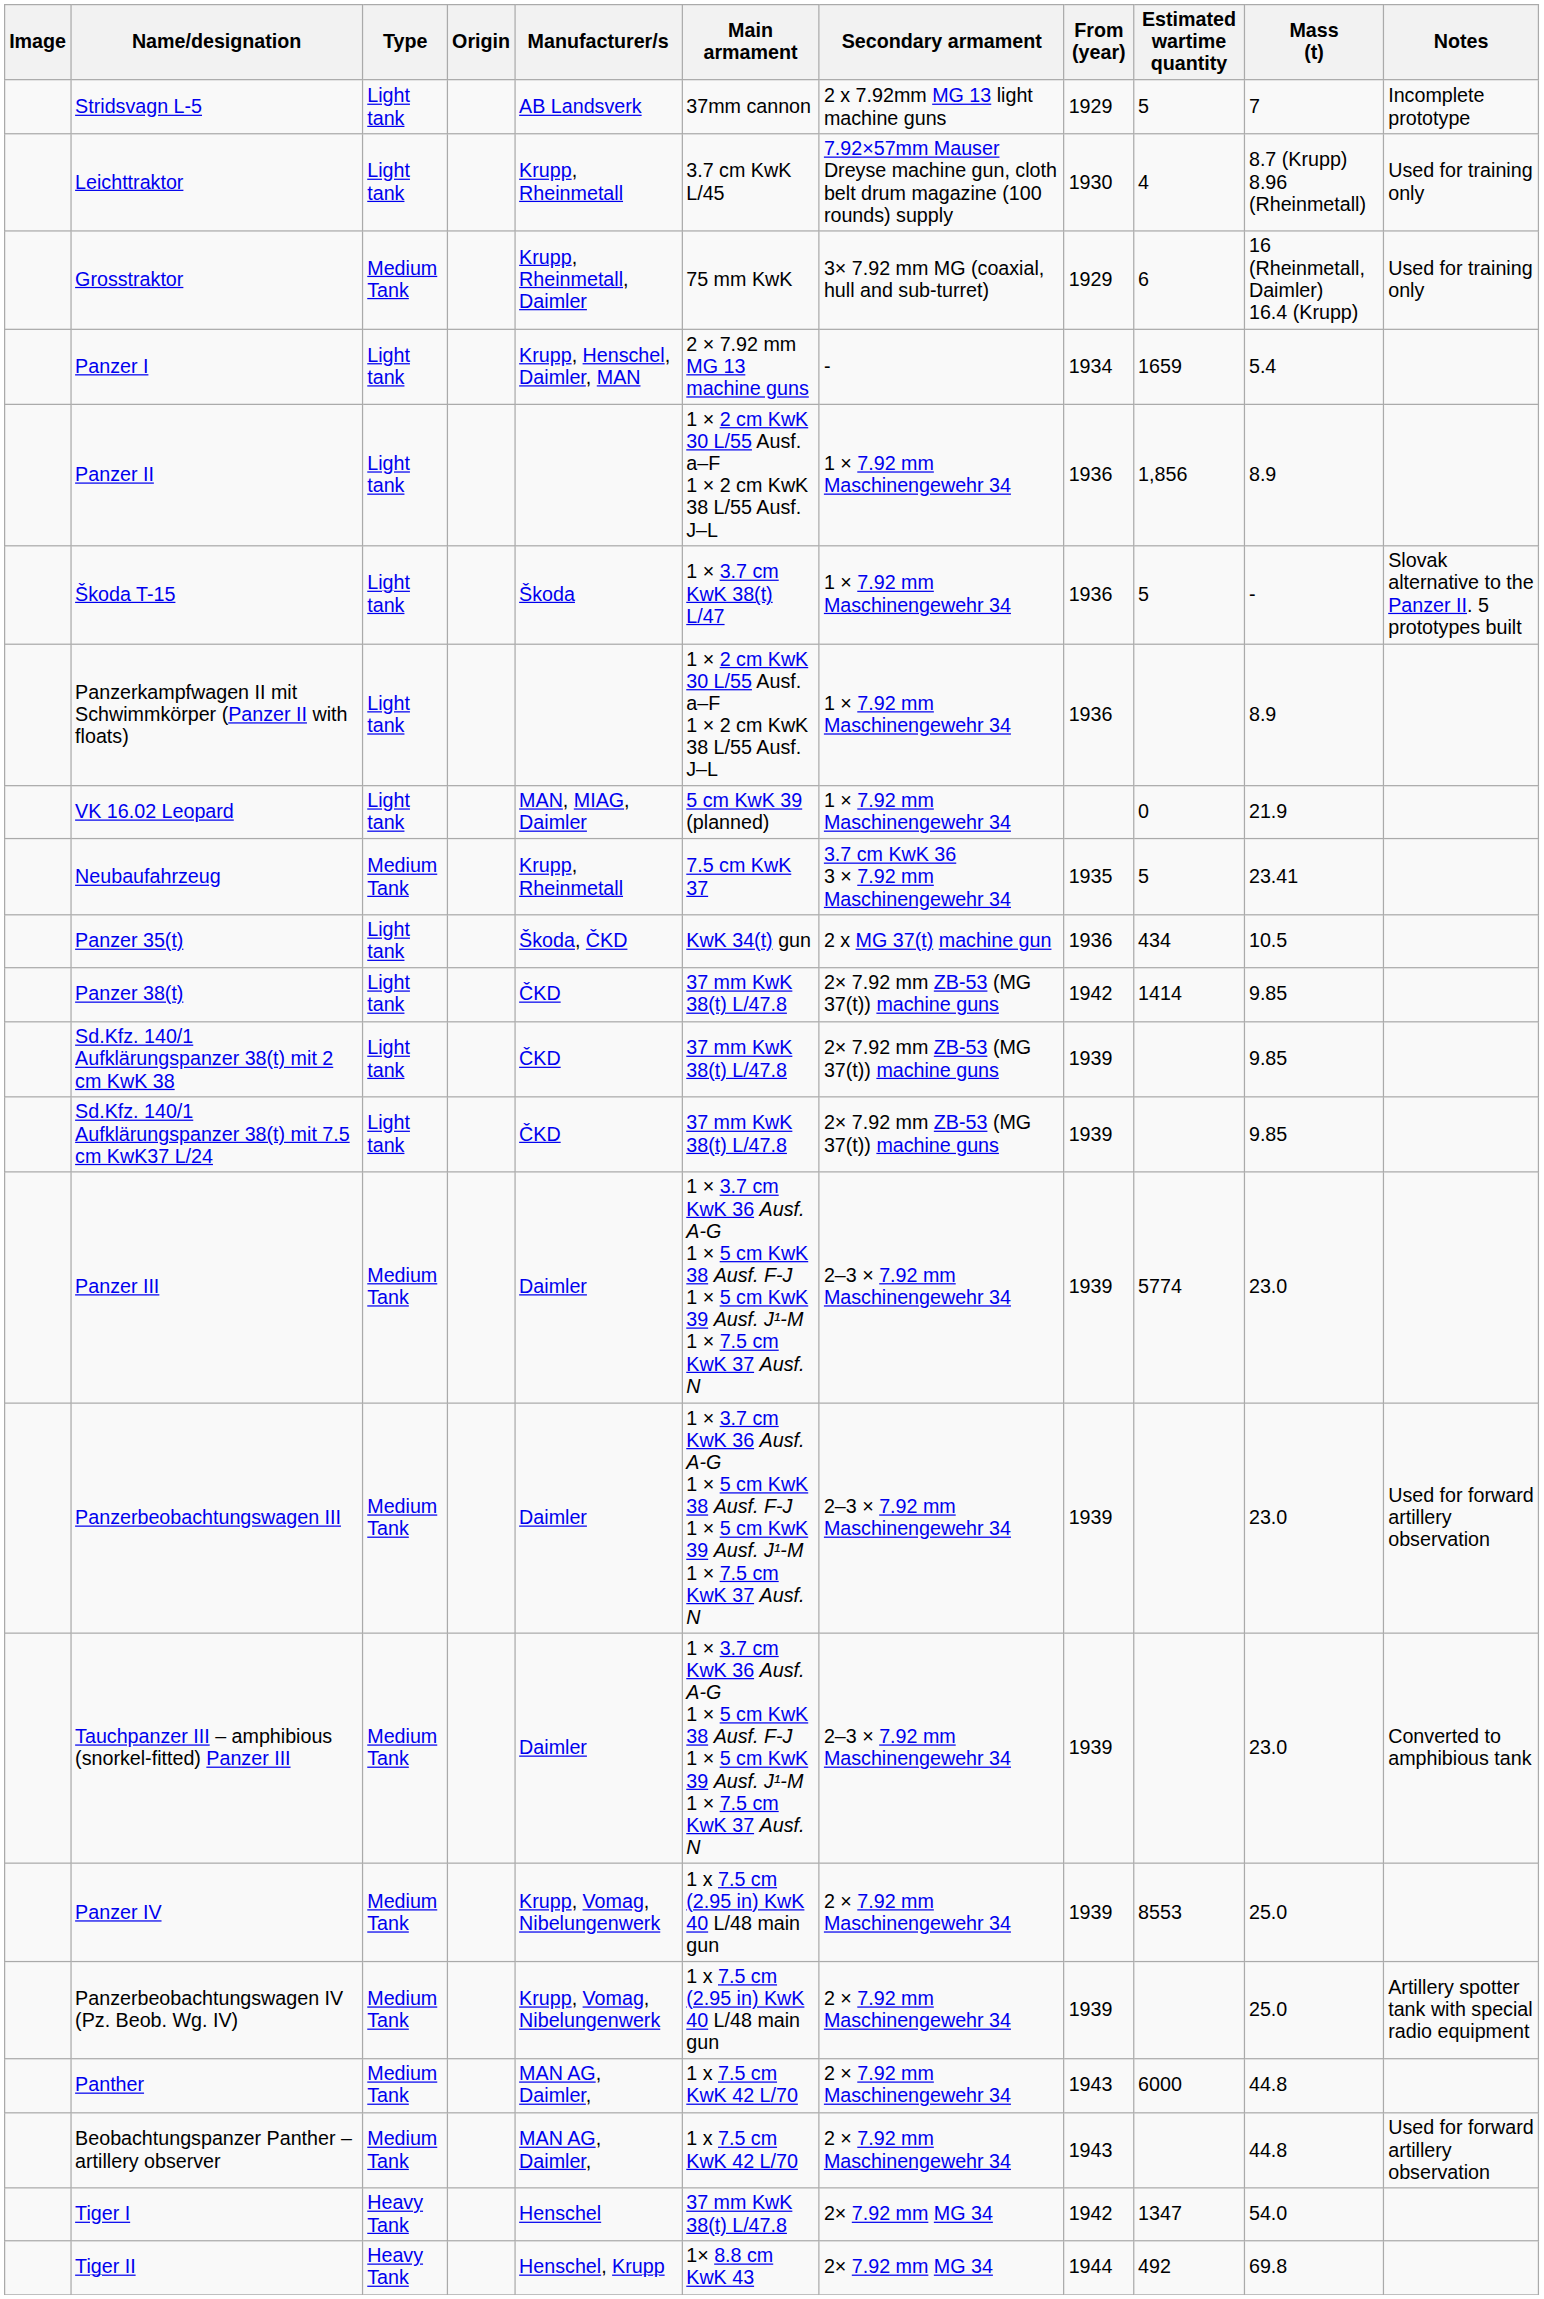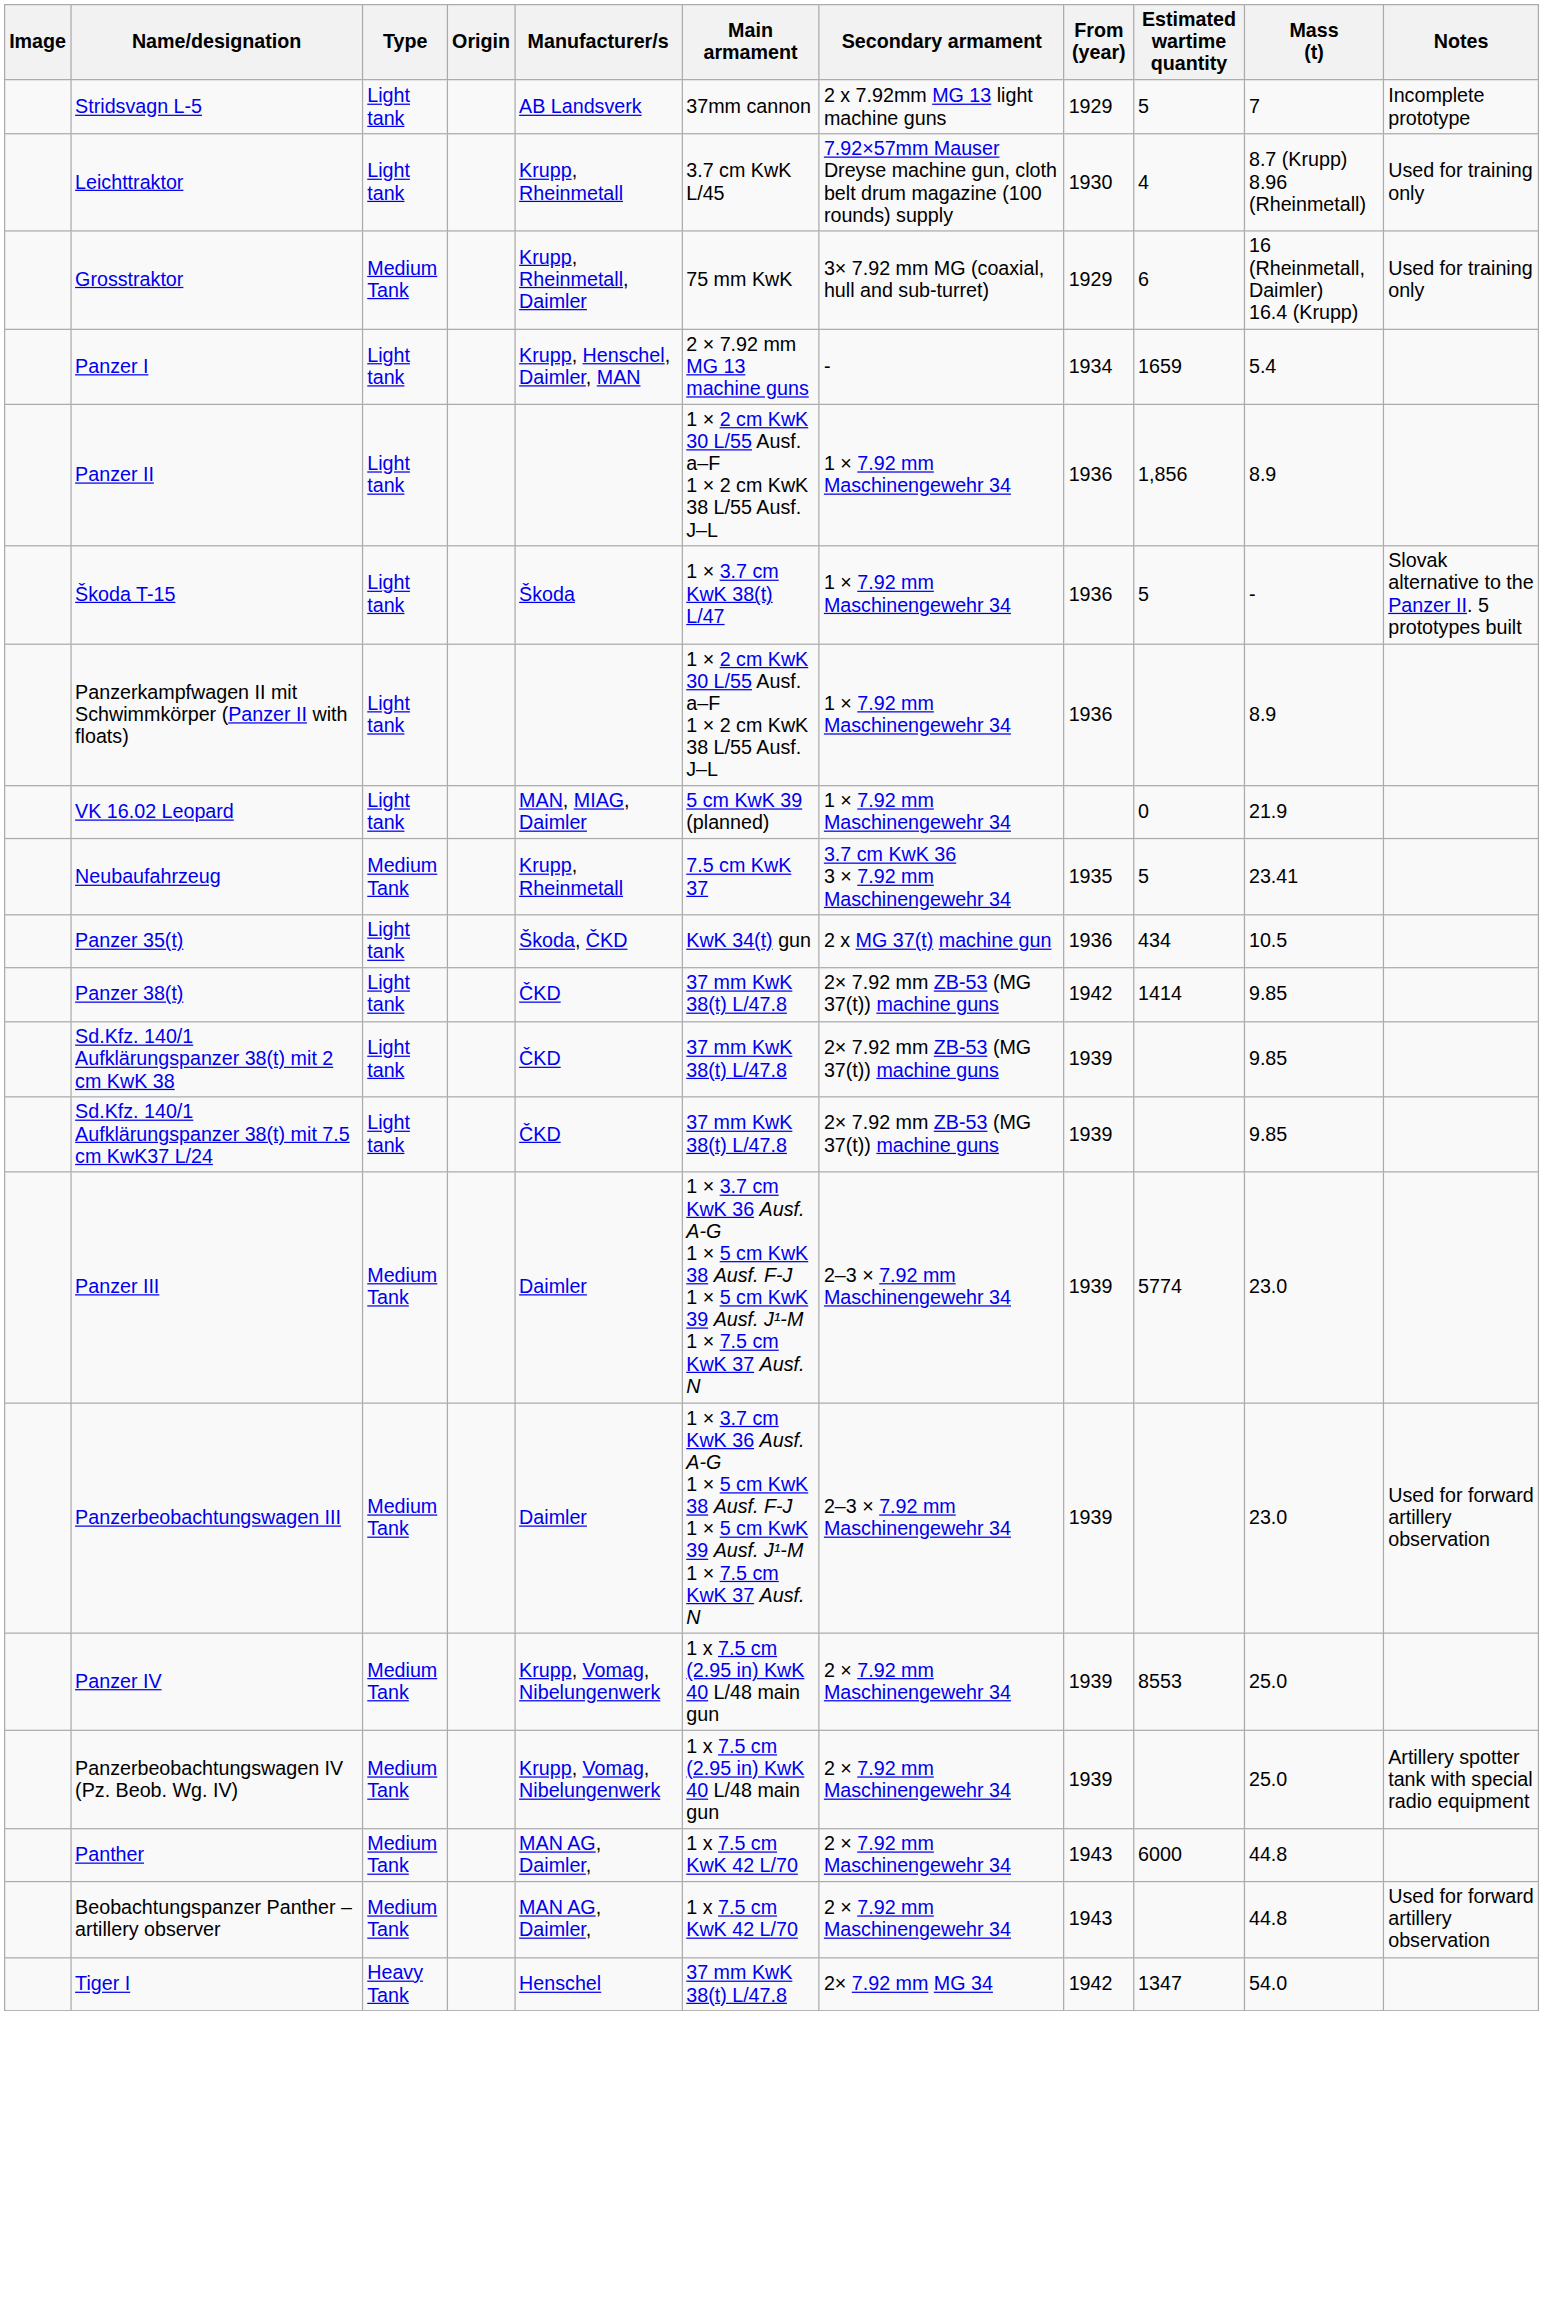- row: (204, 1748)
- row: (105, 2267)
